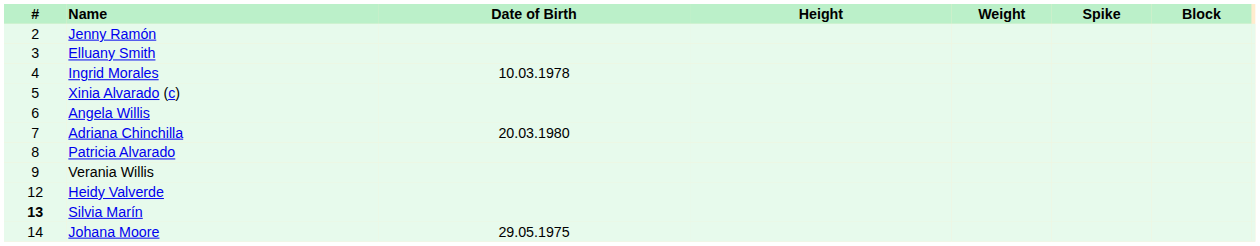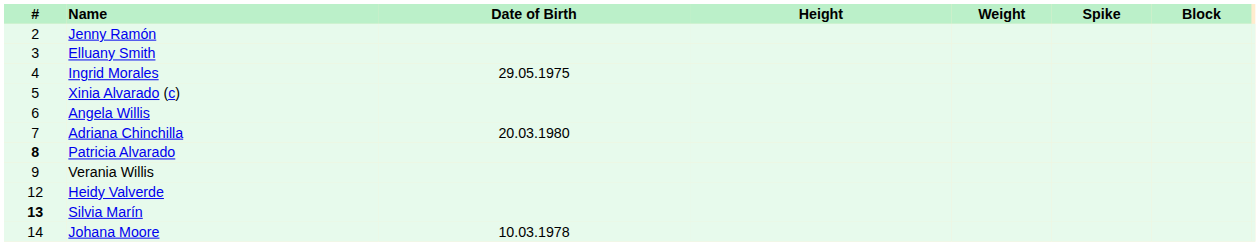(534, 73) 10.03.1978 -> (534, 73) 29.05.1975
(35, 152) normal -> (35, 153) bold
(534, 232) 29.05.1975 -> (534, 232) 10.03.1978
